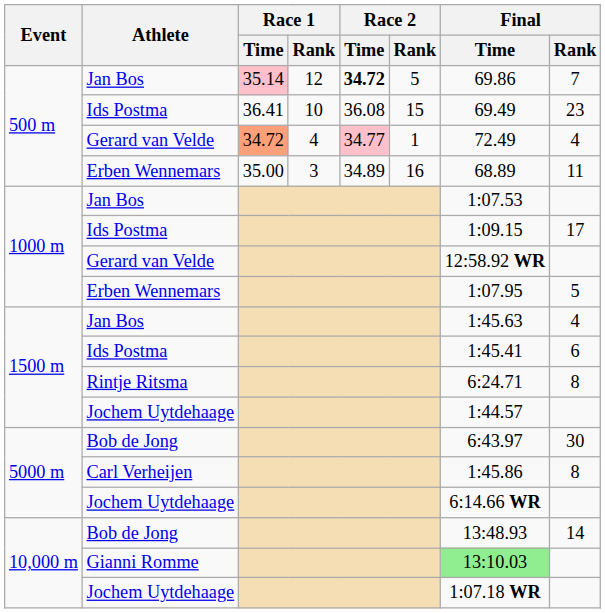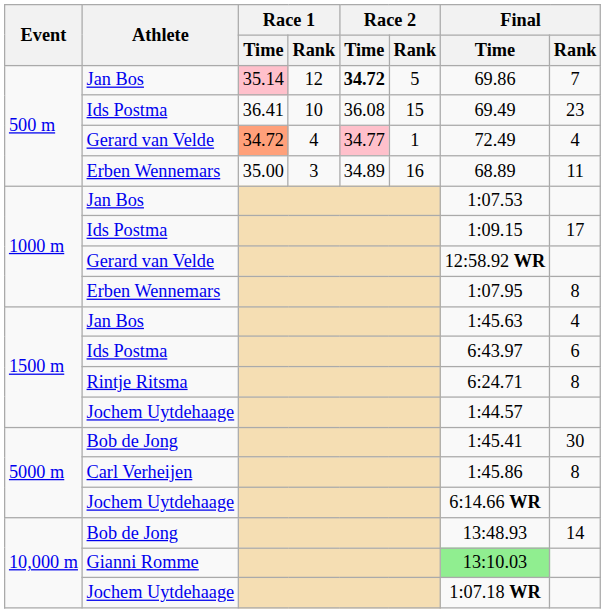(575, 291) 5 -> (575, 291) 8
(495, 351) 1:45.41 -> (495, 351) 6:43.97
(495, 442) 6:43.97 -> (495, 442) 1:45.41
